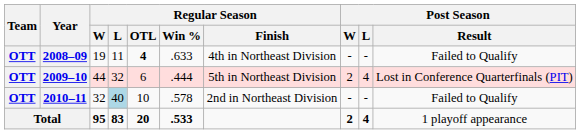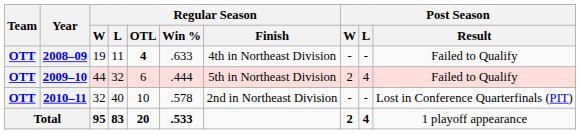(474, 77) Lost in Conference Quarterfinals (PIT) -> (474, 77) Failed to Qualify
(118, 98) lightblue background -> (118, 98) no background
(474, 98) Failed to Qualify -> (474, 98) Lost in Conference Quarterfinals (PIT)
